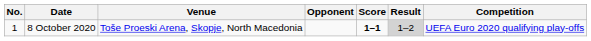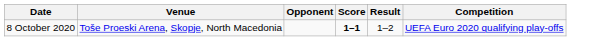- column: (15, 12)
(406, 28) lightgrey background -> (385, 28) no background
